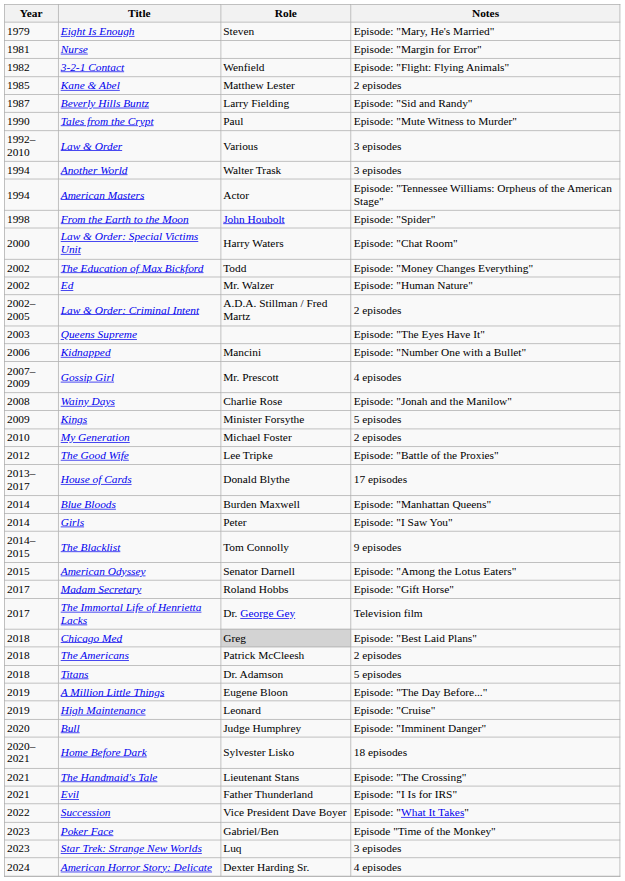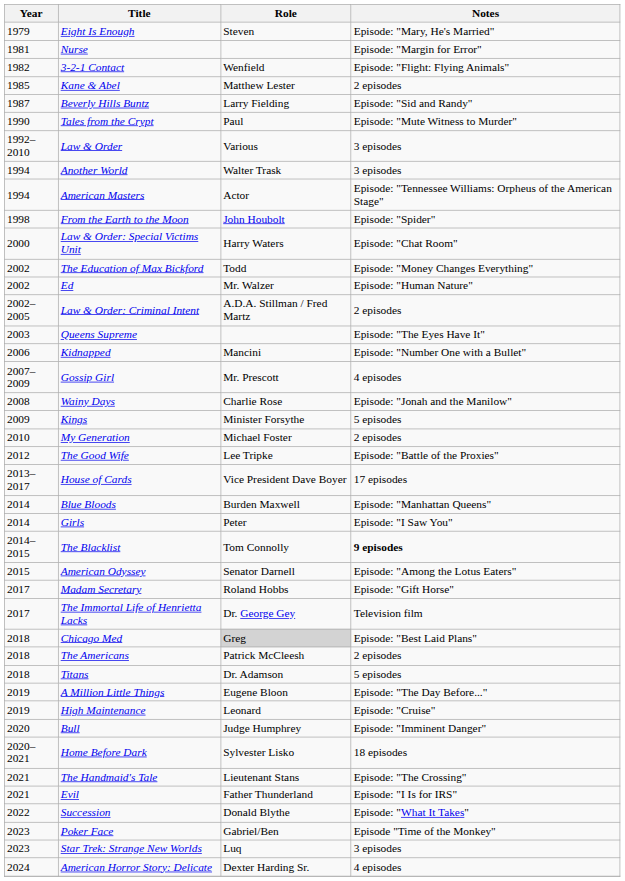(256, 480) Donald Blythe -> (285, 480) Vice President Dave Boyer
(378, 546) normal -> (378, 546) bold
(285, 813) Vice President Dave Boyer -> (256, 813) Donald Blythe
